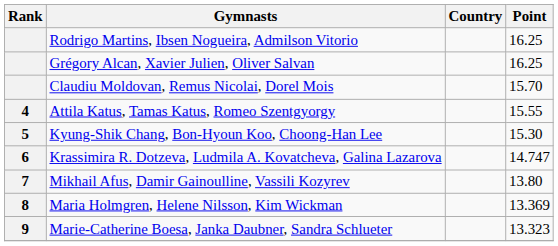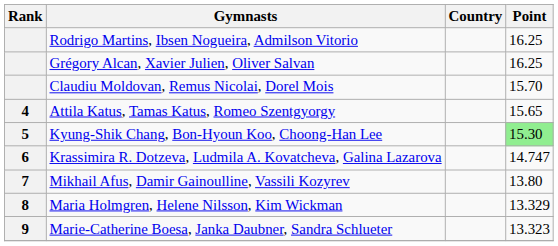(526, 110) 15.55 -> (526, 110) 15.65
(526, 134) no background -> (526, 134) lightgreen background
(530, 205) 13.369 -> (530, 205) 13.329
